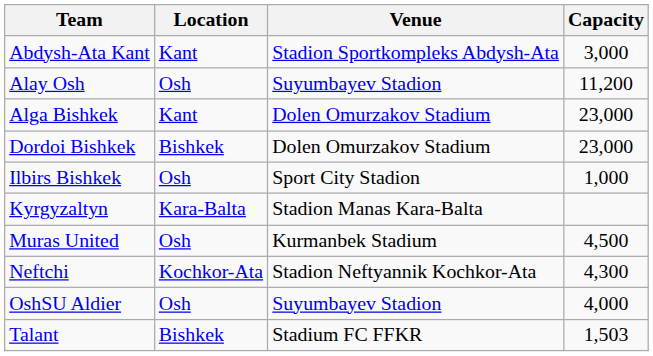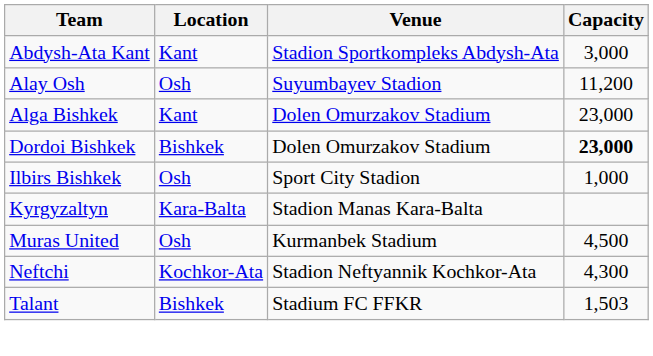(606, 146) normal -> (606, 146) bold
- row: (65, 303)
